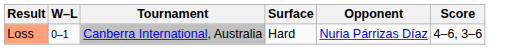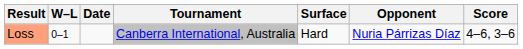+ column: (97, 14)
